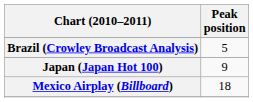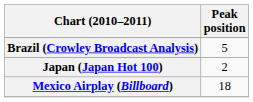(225, 67) 9 -> (225, 67) 2
